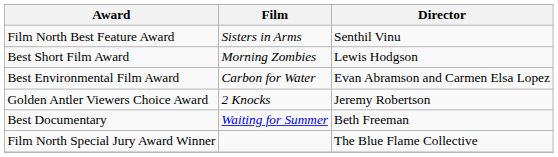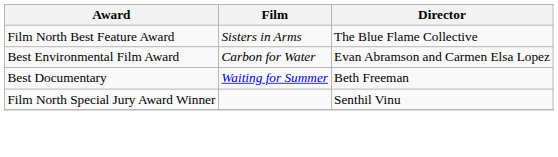(367, 36) Senthil Vinu -> (406, 36) The Blue Flame Collective
- row: (68, 57)
- row: (108, 99)
(406, 141) The Blue Flame Collective -> (367, 99) Senthil Vinu
